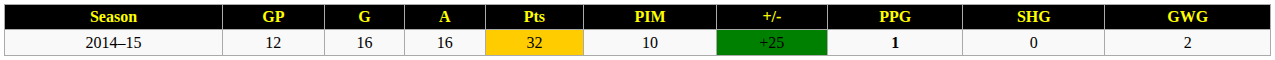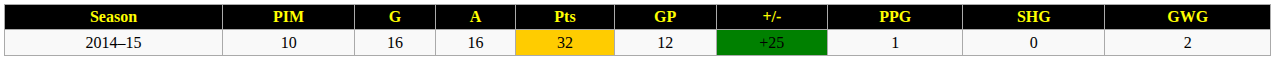columns swapped: (273, 17) <-> (650, 17)
(895, 42) bold -> (895, 42) normal
